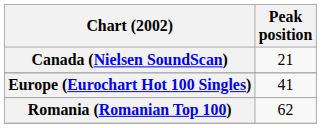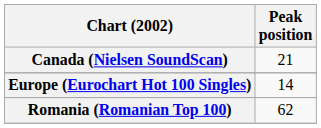(286, 85) 41 -> (286, 85) 14
